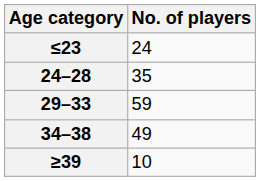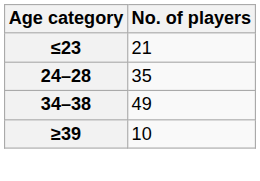(142, 47) 24 -> (142, 47) 21
- row: (66, 104)
